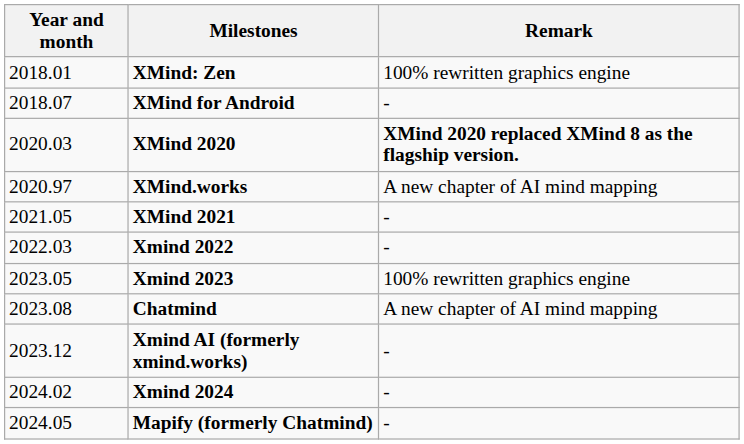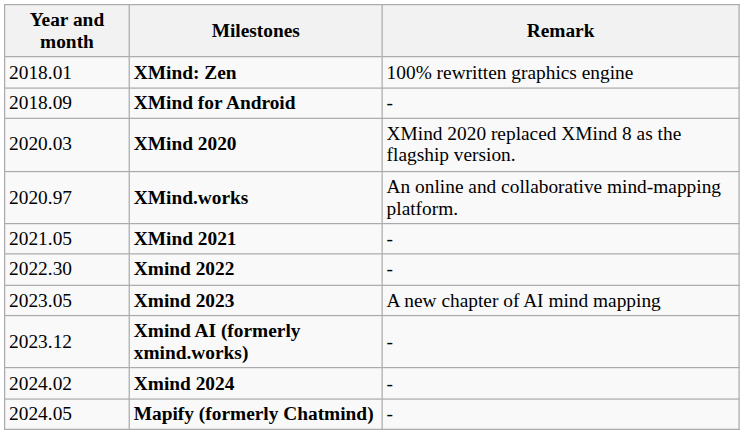(41, 103) 2018.07 -> (41, 103) 2018.09
(538, 144) bold -> (534, 144) normal
(520, 186) A new chapter of AI mind mapping -> (554, 197) An online and collaborative mind-mapping platform.
(41, 247) 2022.03 -> (41, 269) 2022.30
(507, 278) 100% rewritten graphics engine -> (524, 300) A new chapter of AI mind mapping
- row: (175, 309)
